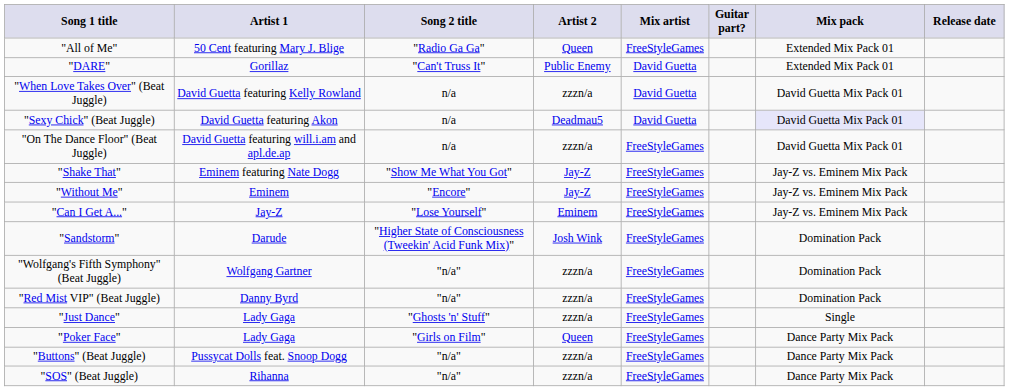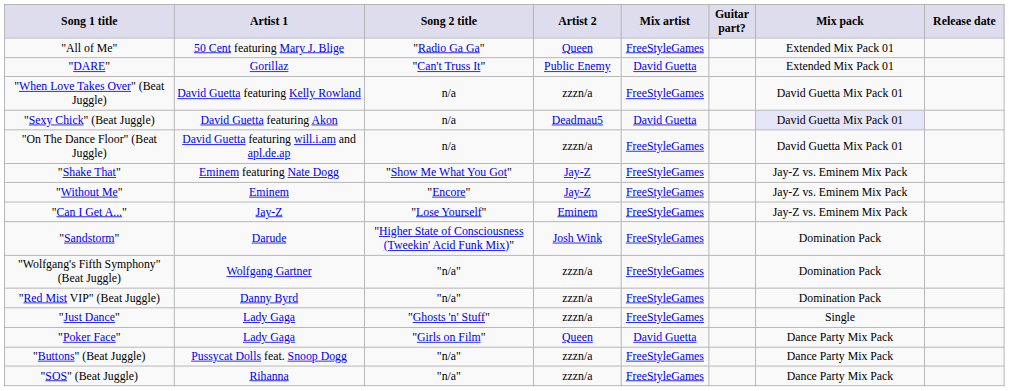(665, 93) David Guetta -> (665, 93) FreeStyleGames
(665, 337) FreeStyleGames -> (665, 337) David Guetta
